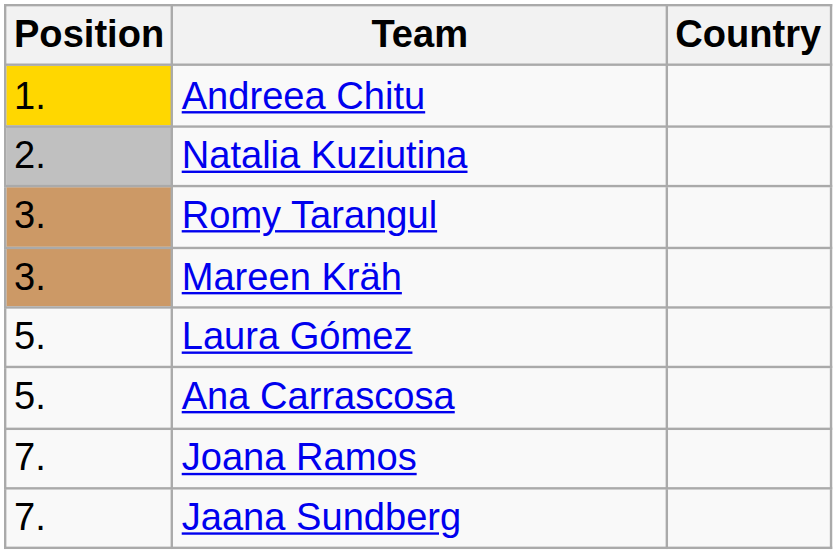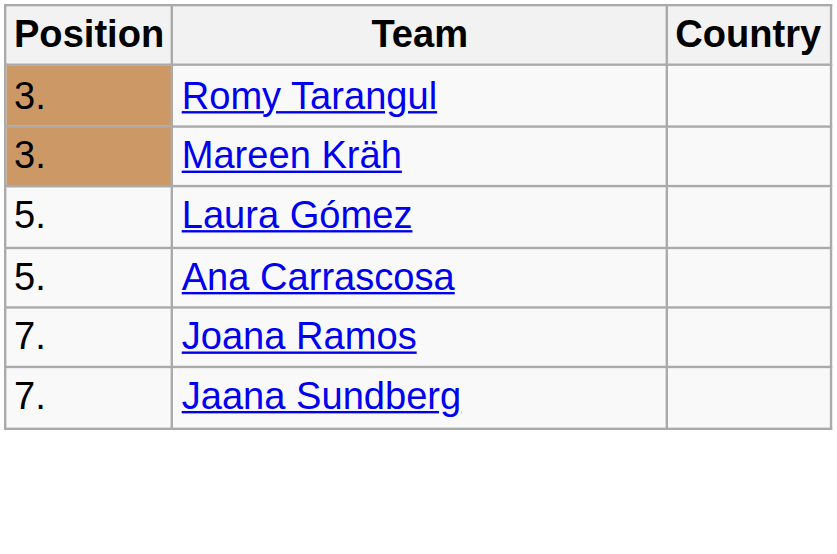- row: (303, 95)
- row: (325, 155)
